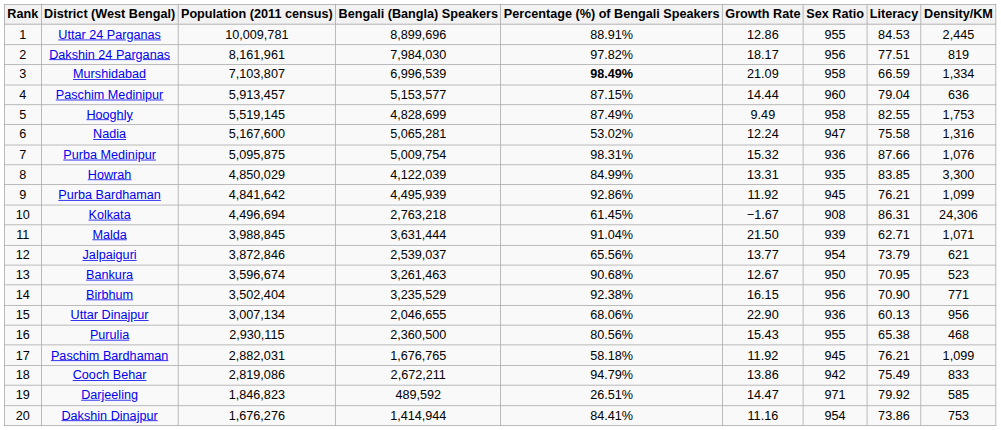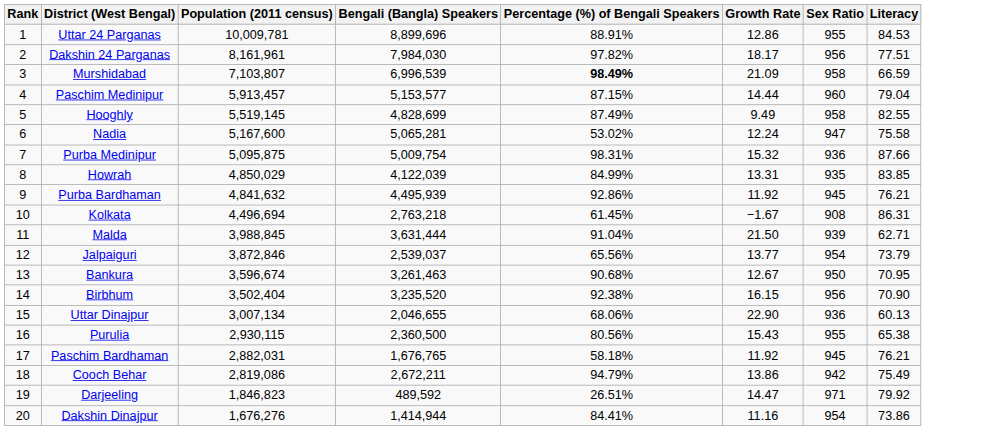- column: (958, 14)
(257, 194) 4,841,642 -> (257, 194) 4,841,632
(418, 295) 3,235,529 -> (418, 295) 3,235,520
